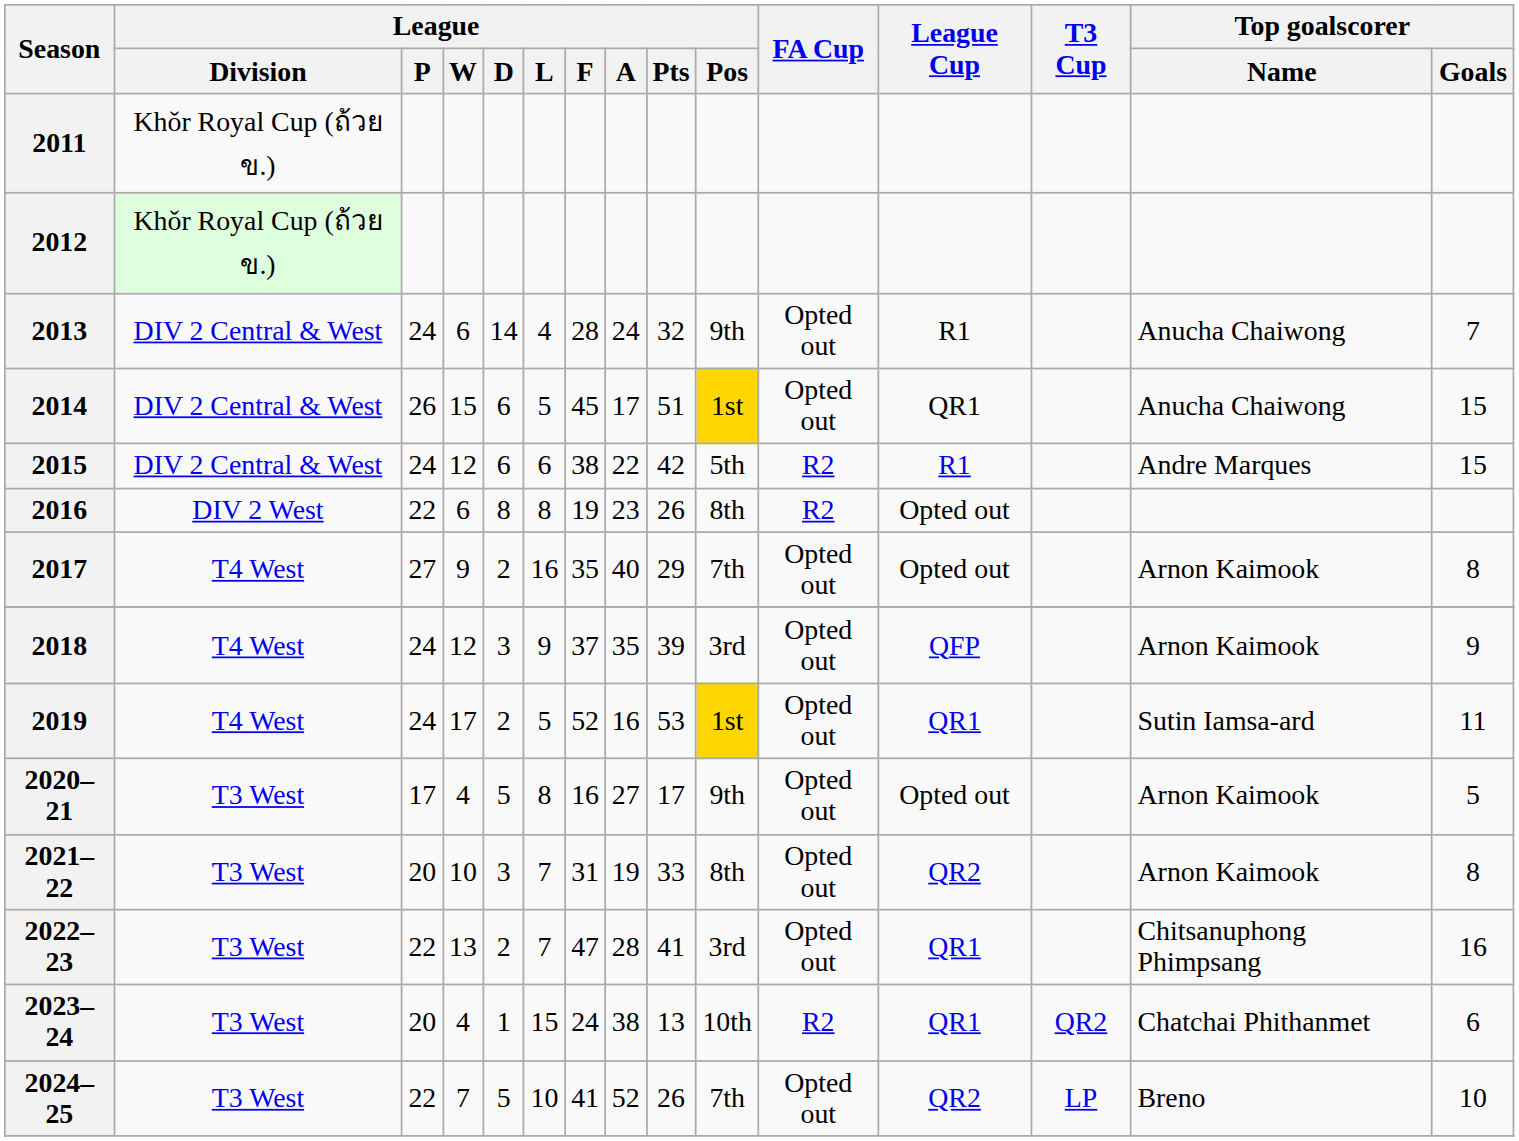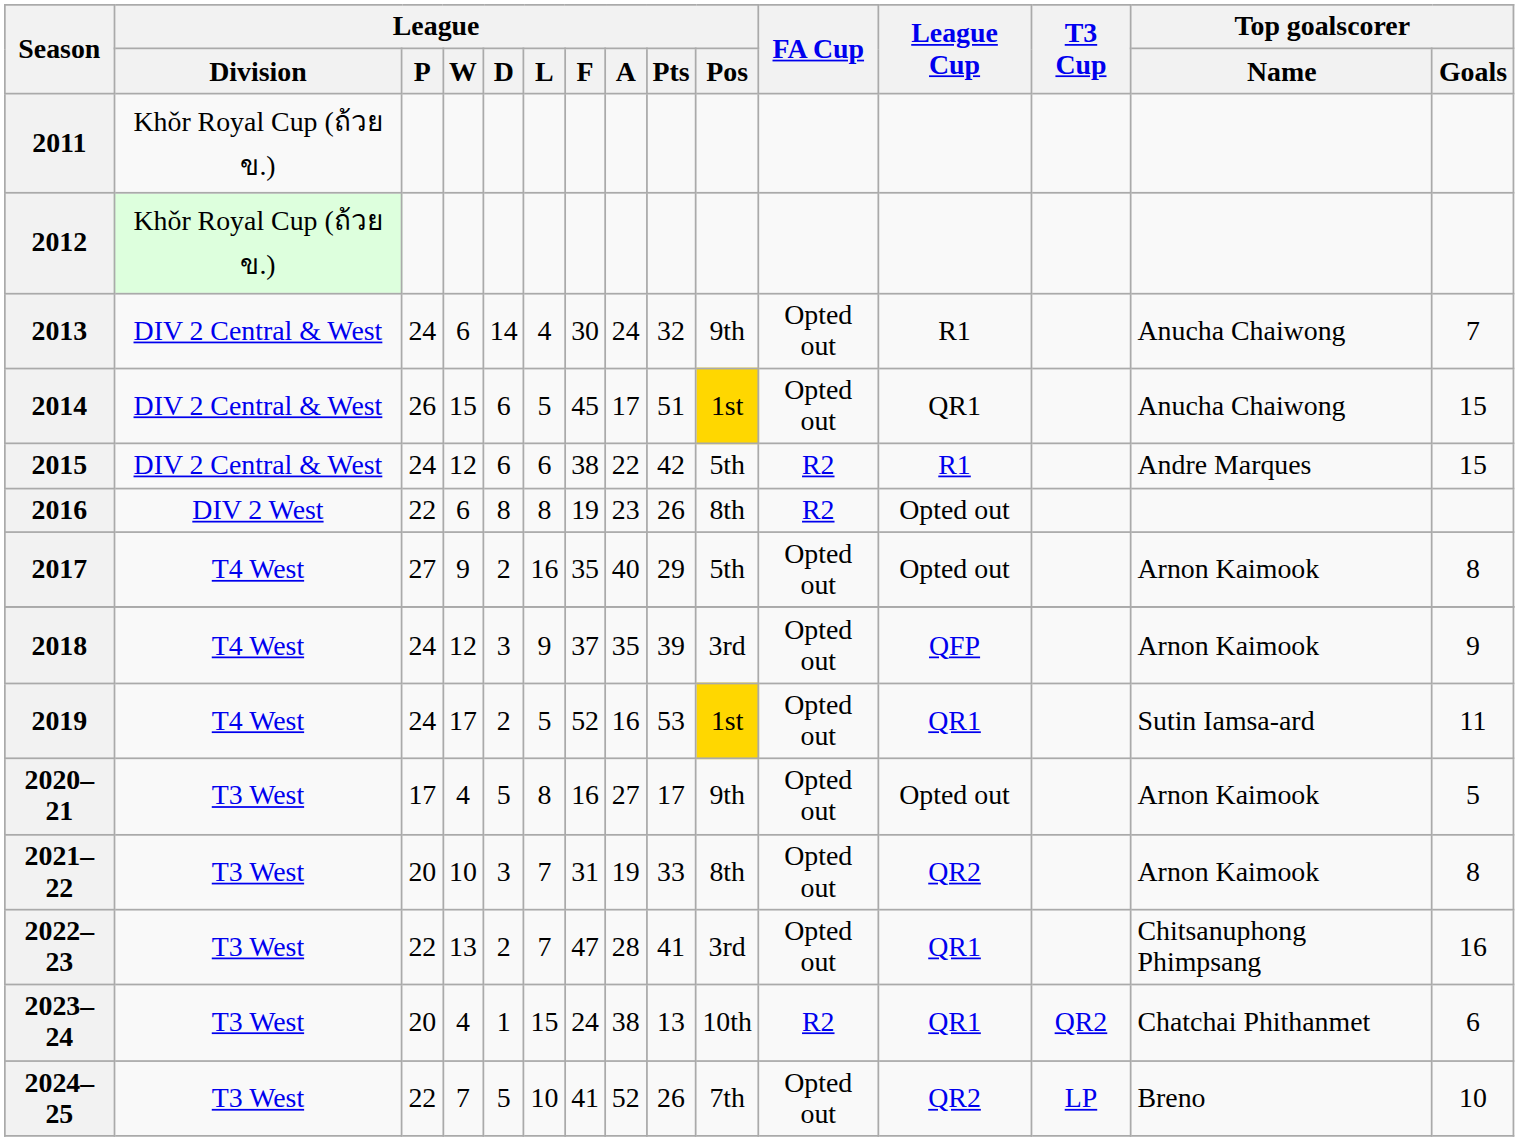(585, 330) 28 -> (585, 330) 30
(727, 569) 7th -> (727, 569) 5th
